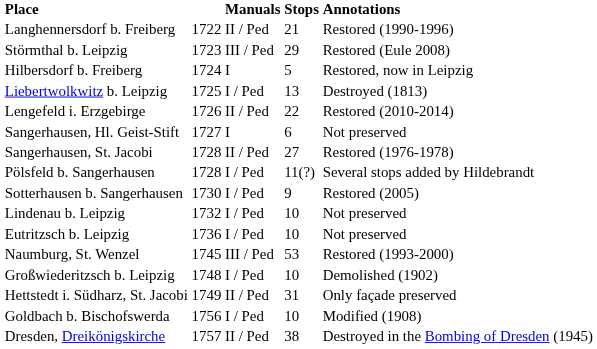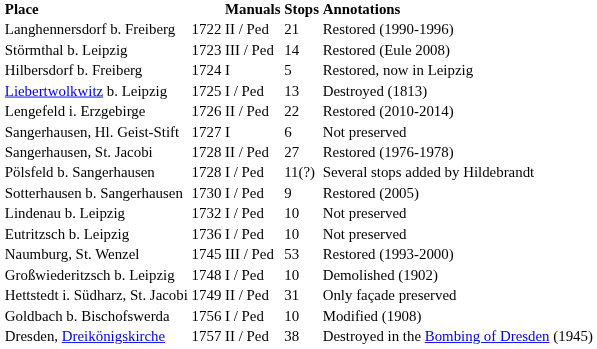(302, 50) 29 -> (302, 50) 14
